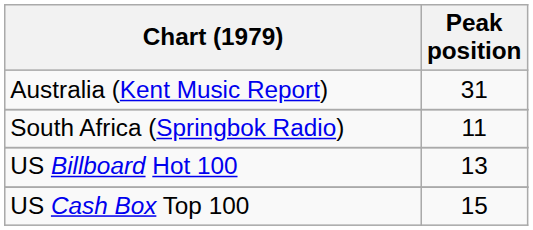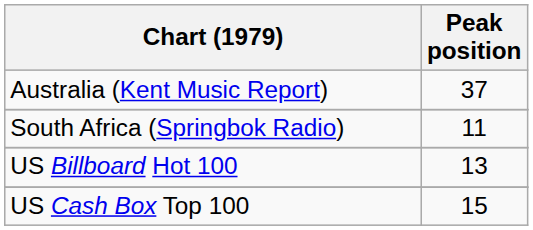(474, 89) 31 -> (474, 89) 37
